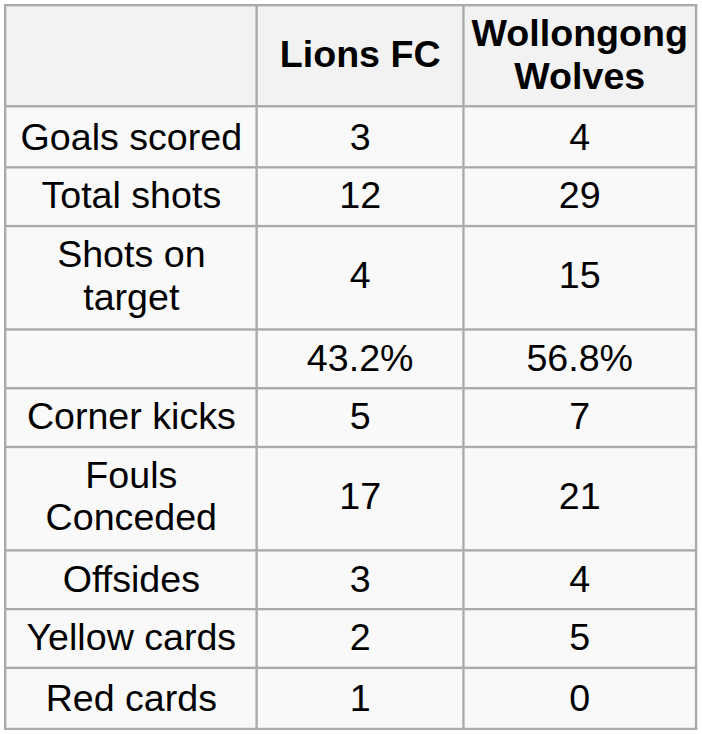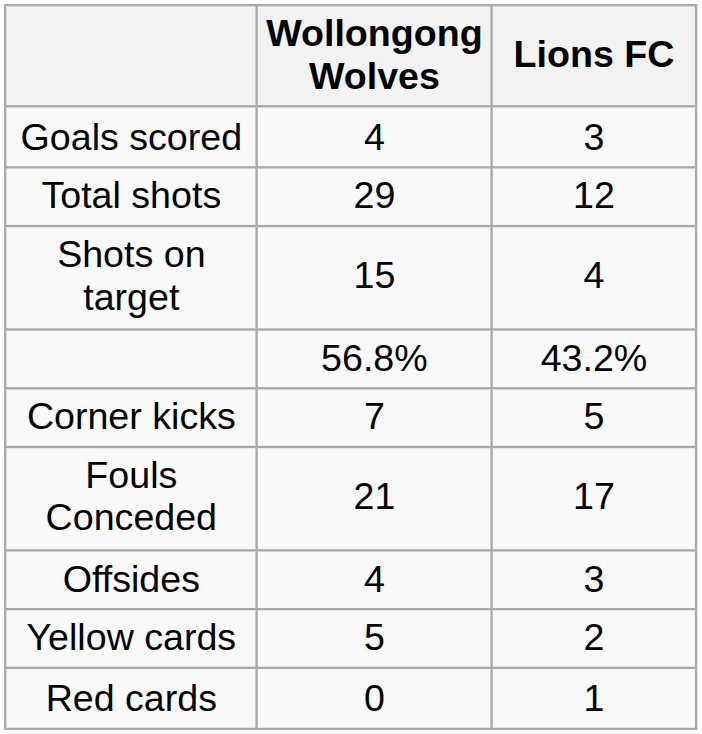columns swapped: (580, 55) <-> (360, 55)
